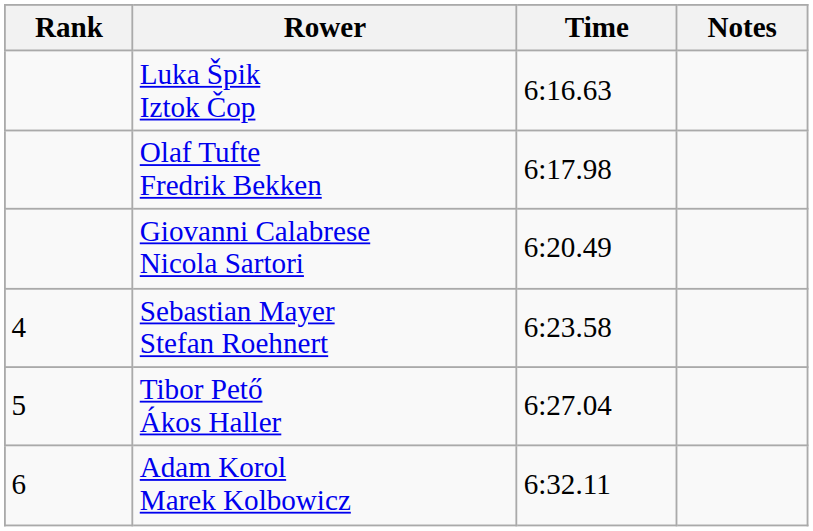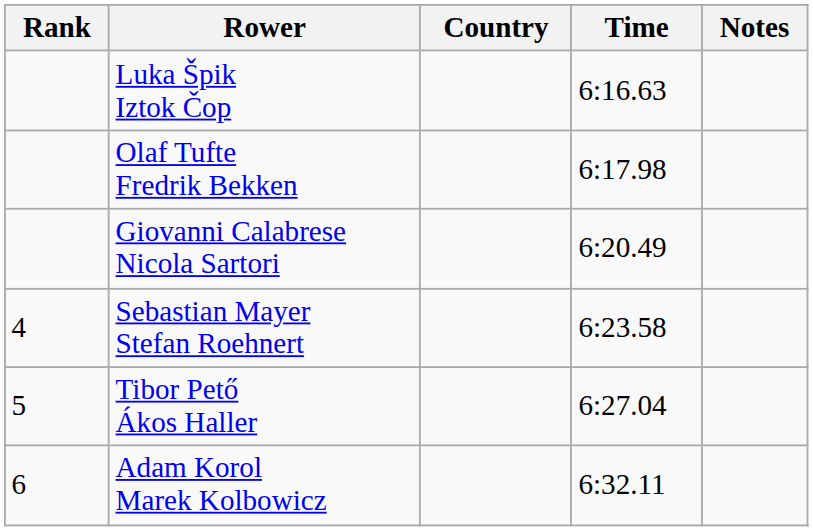+ column: (496, 27)
